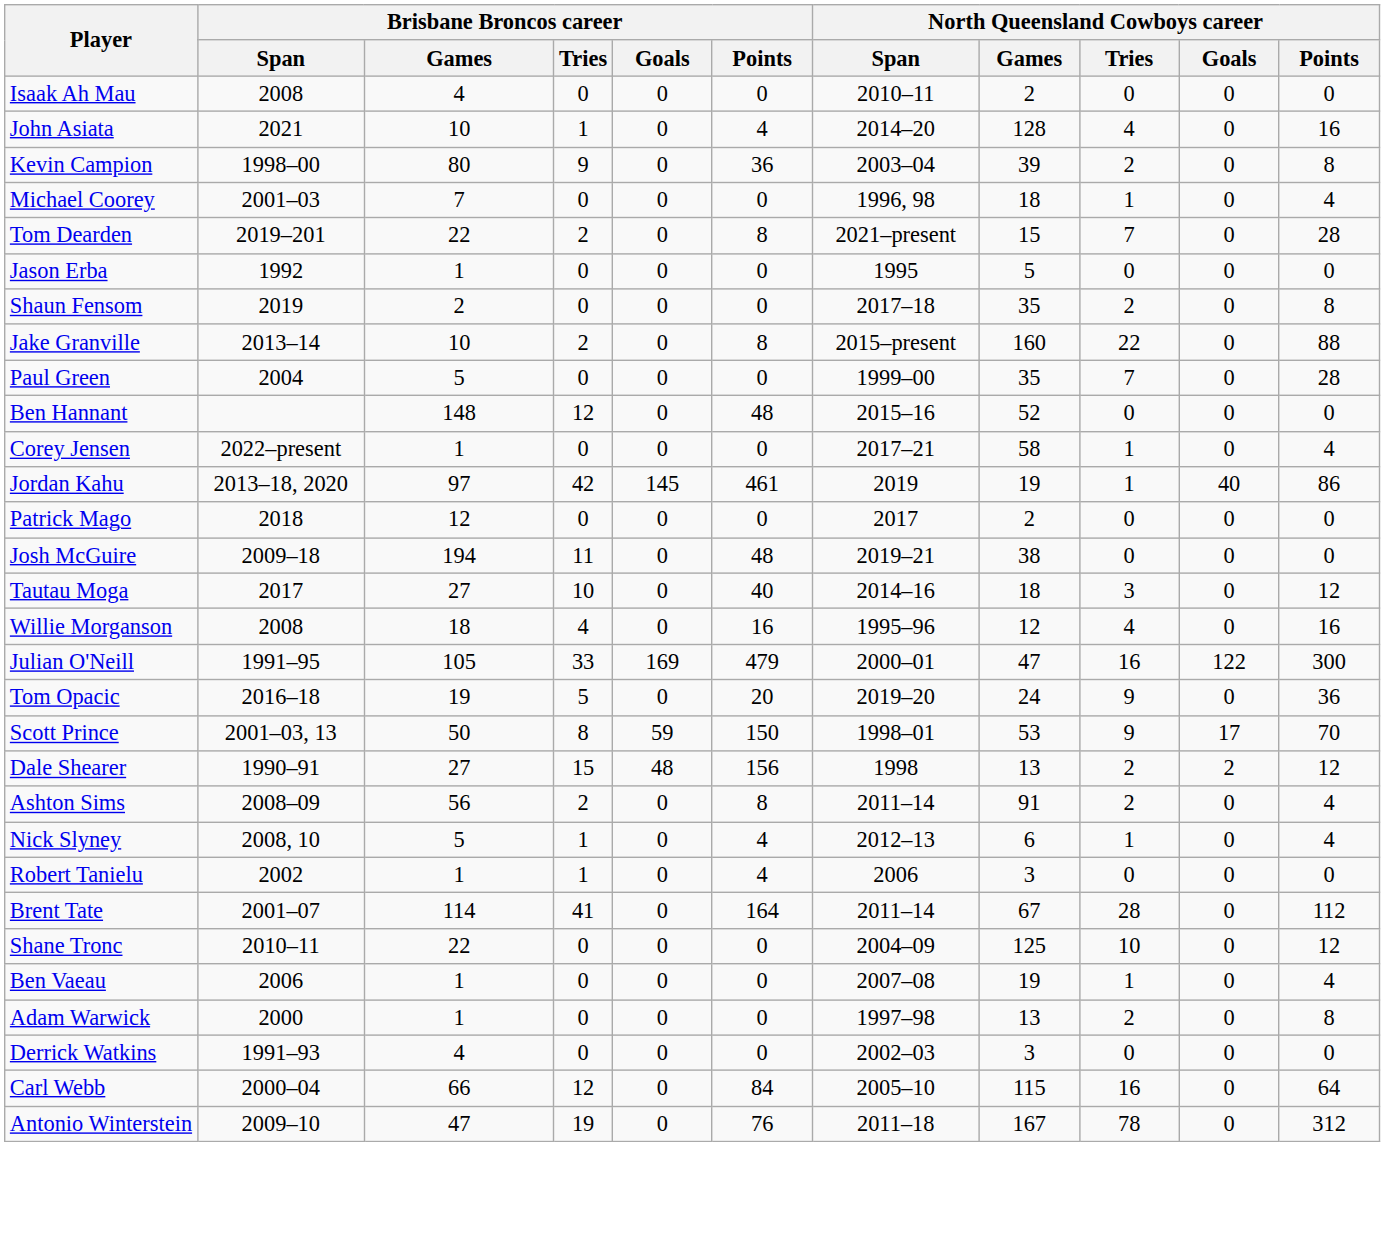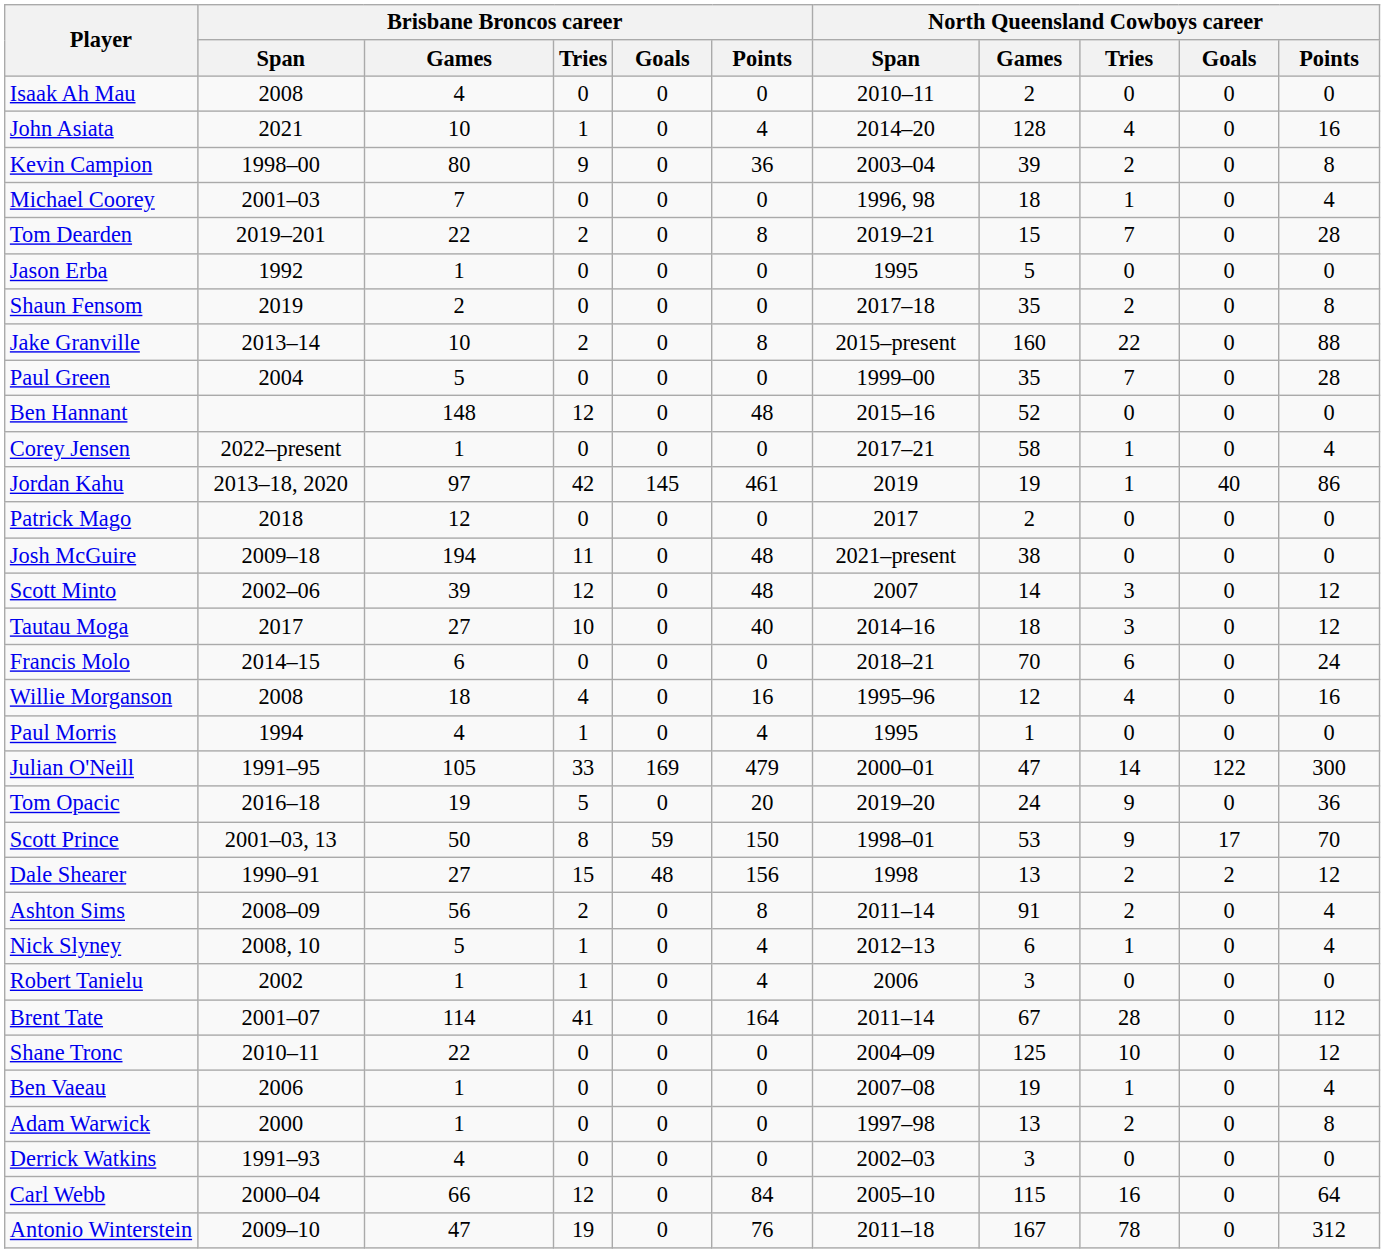(896, 235) 2021–present -> (896, 235) 2019–21
(896, 555) 2019–21 -> (896, 555) 2021–present
+ row: (63, 590)
+ row: (70, 661)
+ row: (63, 732)
(1129, 661) 16 -> (1129, 768) 14
